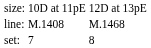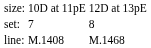rows swapped: (12, 40) <-> (14, 24)
